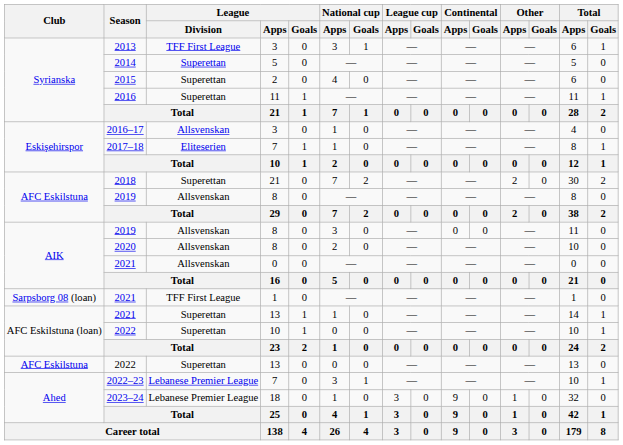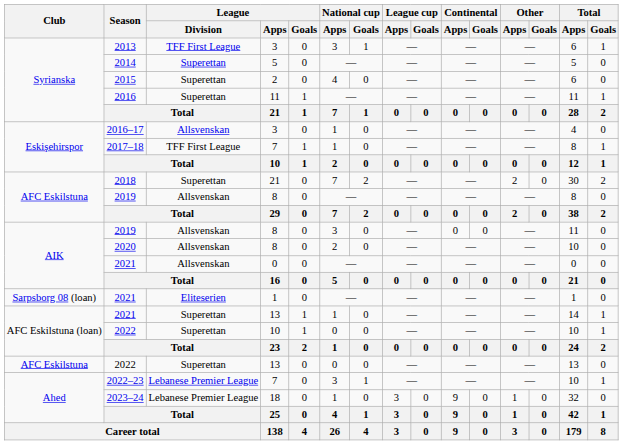(203, 146) Eliteserien -> (203, 146) TFF First League
(203, 297) TFF First League -> (203, 297) Eliteserien
